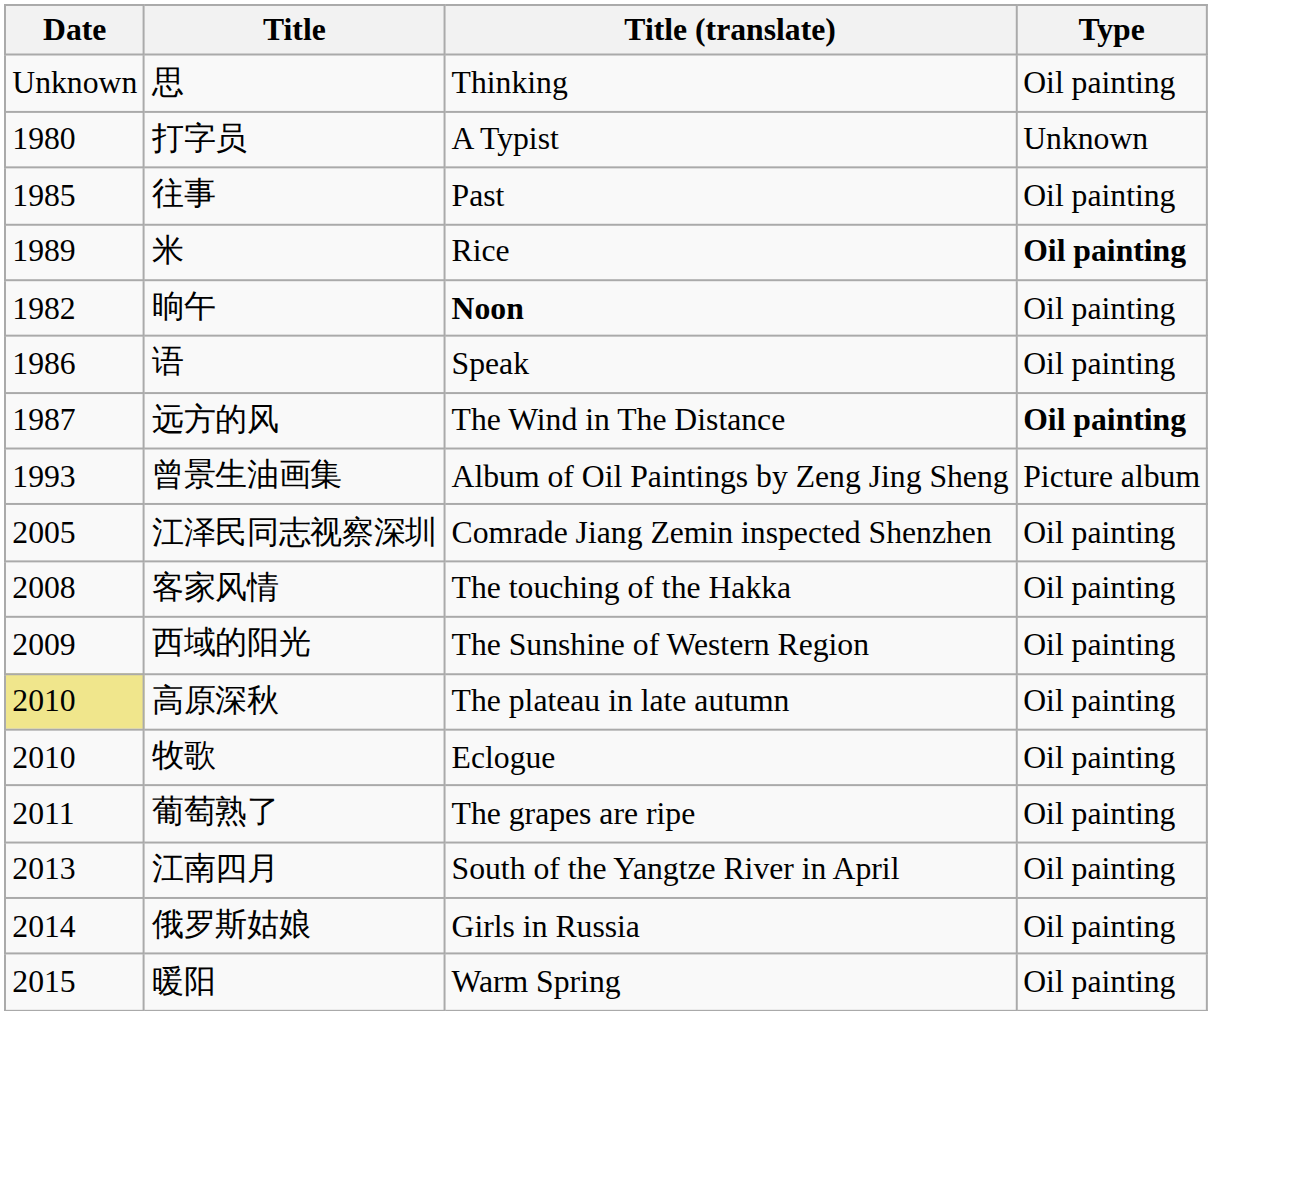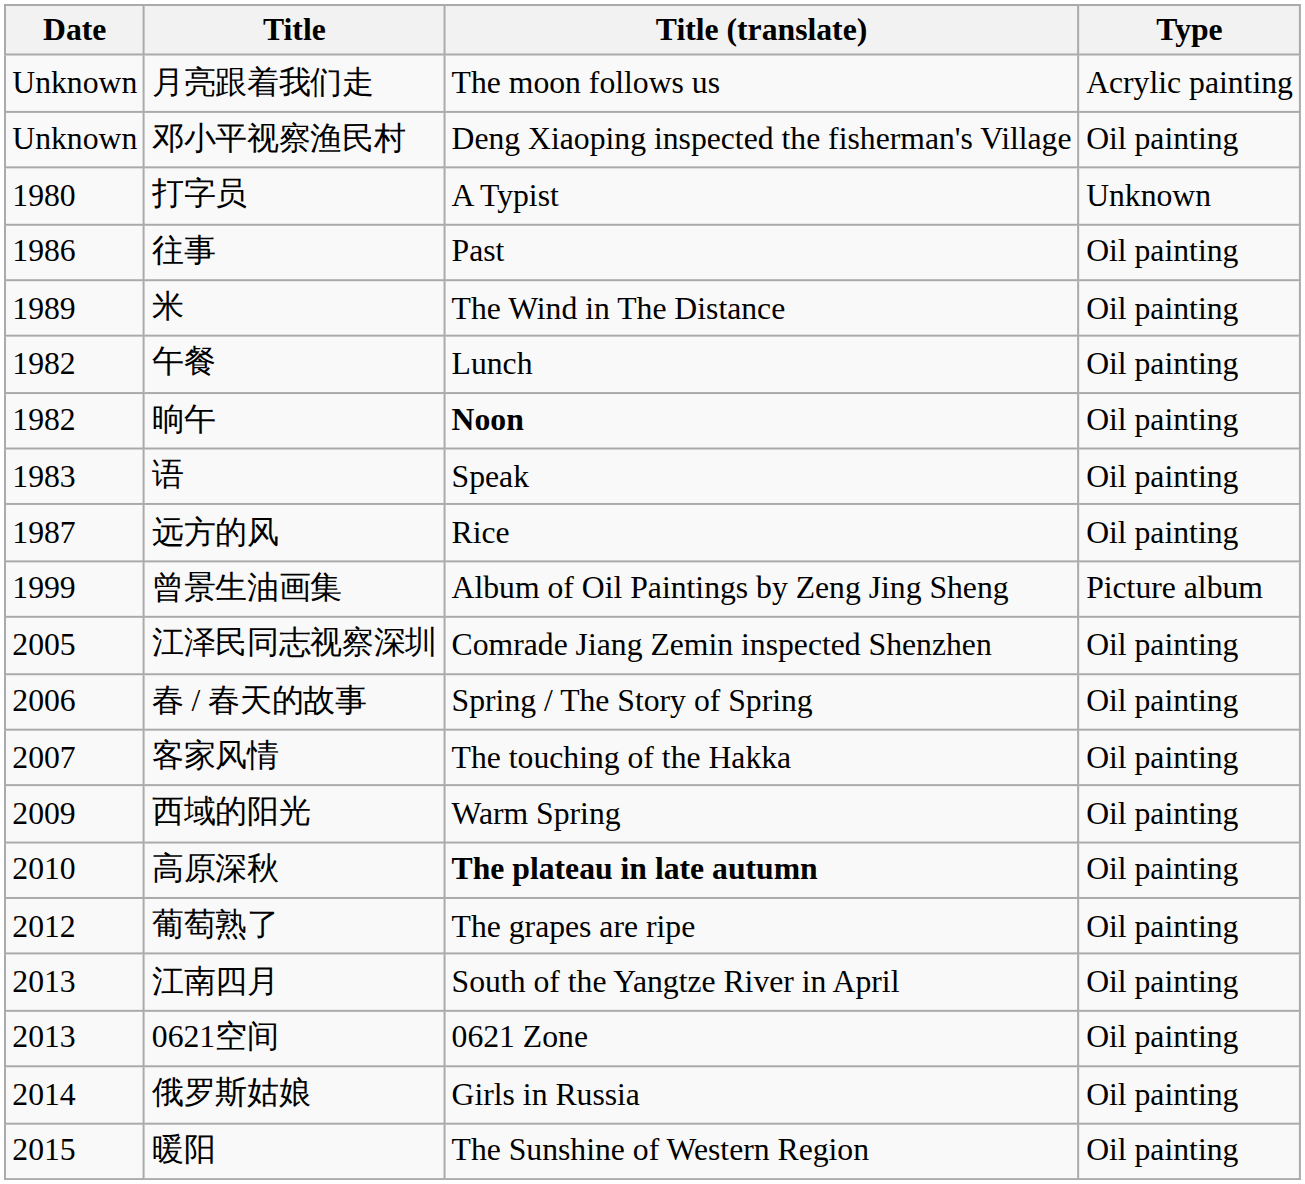+ row: (263, 81)
- row: (168, 81)
+ row: (279, 138)
(44, 195) 1985 -> (44, 251) 1986
(481, 251) Rice -> (618, 307) The Wind in The Distance
(1105, 251) bold -> (1162, 307) normal
+ row: (184, 362)
(44, 363) 1986 -> (44, 476) 1983
(618, 419) The Wind in The Distance -> (481, 532) Rice
(1105, 419) bold -> (1162, 532) normal
(44, 476) 1993 -> (44, 588) 1999
+ row: (259, 699)
(44, 588) 2008 -> (44, 757) 2007
(660, 644) The Sunshine of Western Region -> (536, 813) Warm Spring
(44, 700) khaki background -> (44, 869) no background
(620, 700) normal -> (635, 869) bold
- row: (184, 756)
(43, 813) 2011 -> (44, 925) 2012
+ row: (215, 1036)
(536, 981) Warm Spring -> (660, 1150) The Sunshine of Western Region
